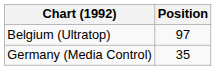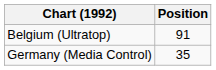(183, 34) 97 -> (183, 34) 91
